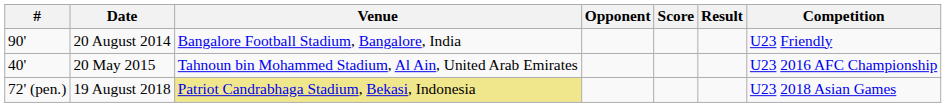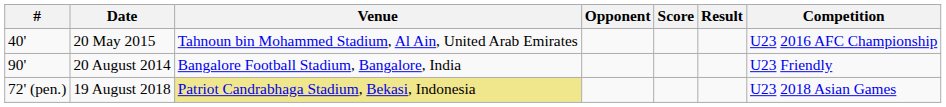rows swapped: (122, 41) <-> (114, 65)
